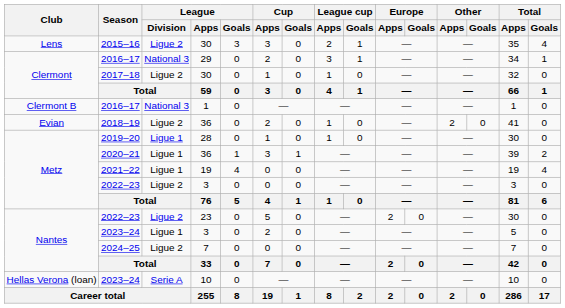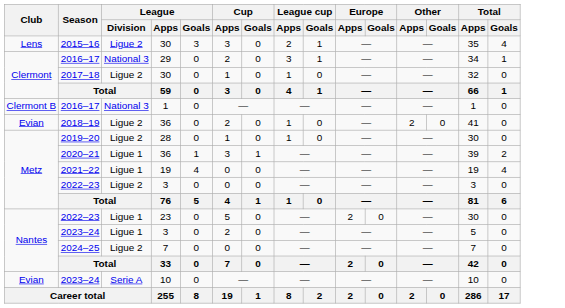(167, 138) Ligue 1 -> (126, 138) Ligue 2
(167, 216) Ligue 2 -> (126, 216) Ligue 1
(52, 279) Hellas Verona (loan) -> (31, 279) Evian
